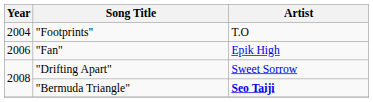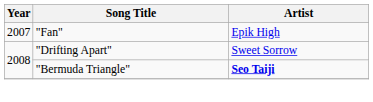- row: (65, 32)
(19, 50) 2006 -> (19, 32) 2007
